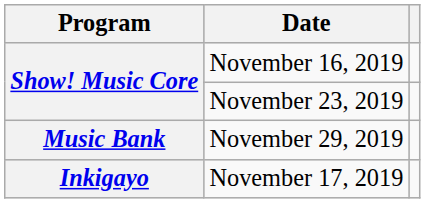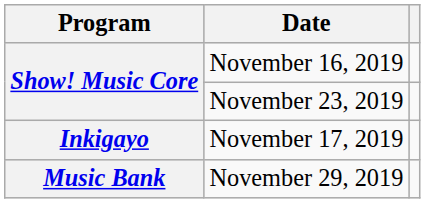rows swapped: (306, 178) <-> (306, 139)
